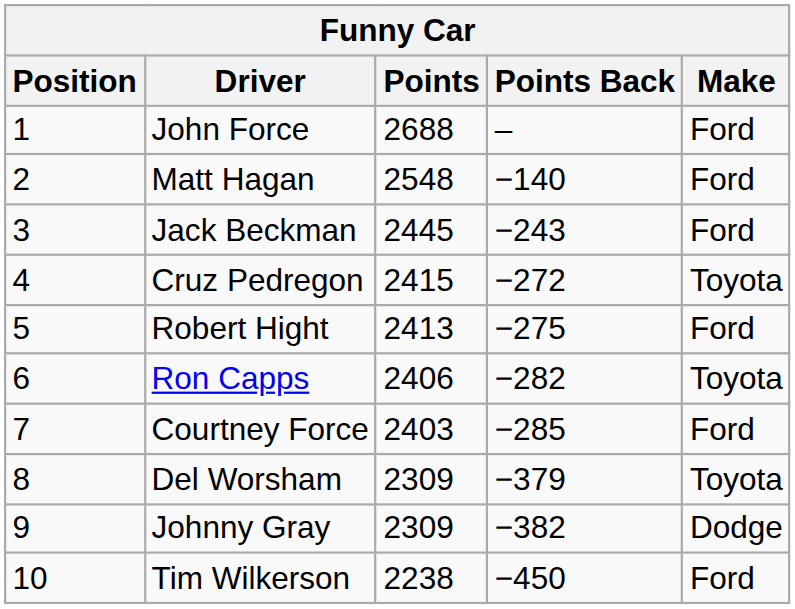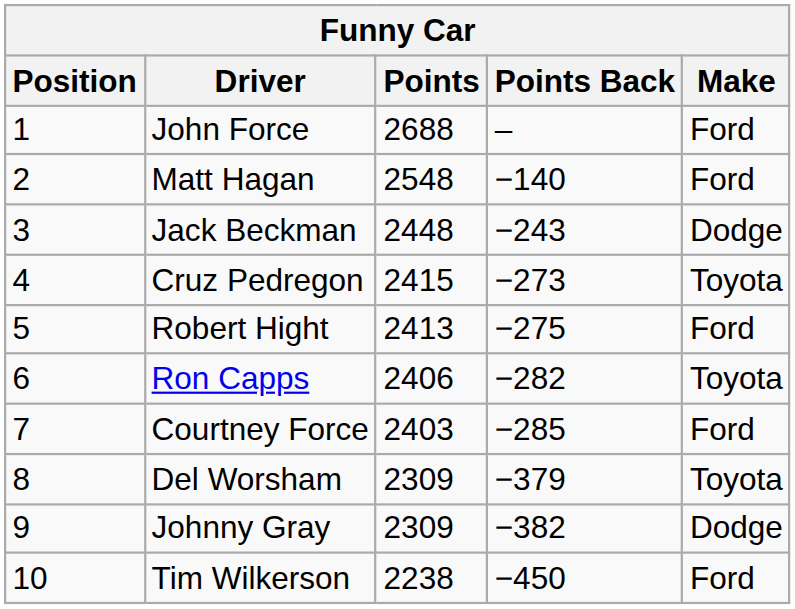(419, 230) 2445 -> (419, 230) 2448
(722, 230) Ford -> (736, 230) Dodge
(530, 280) −272 -> (530, 280) −273
